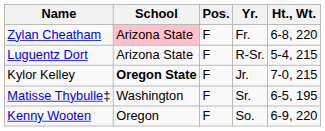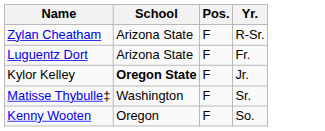- column: (294, 14)
(155, 34) pink background -> (155, 34) no background
(243, 34) Fr. -> (250, 34) R-Sr.
(250, 55) R-Sr. -> (243, 55) Fr.
